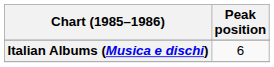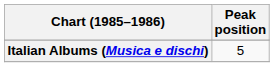(240, 51) 6 -> (240, 51) 5
